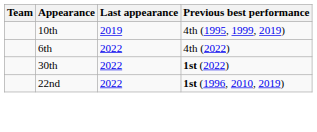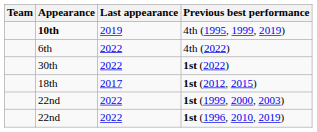(48, 30) normal -> (48, 30) bold
+ row: (220, 83)
+ row: (234, 100)
